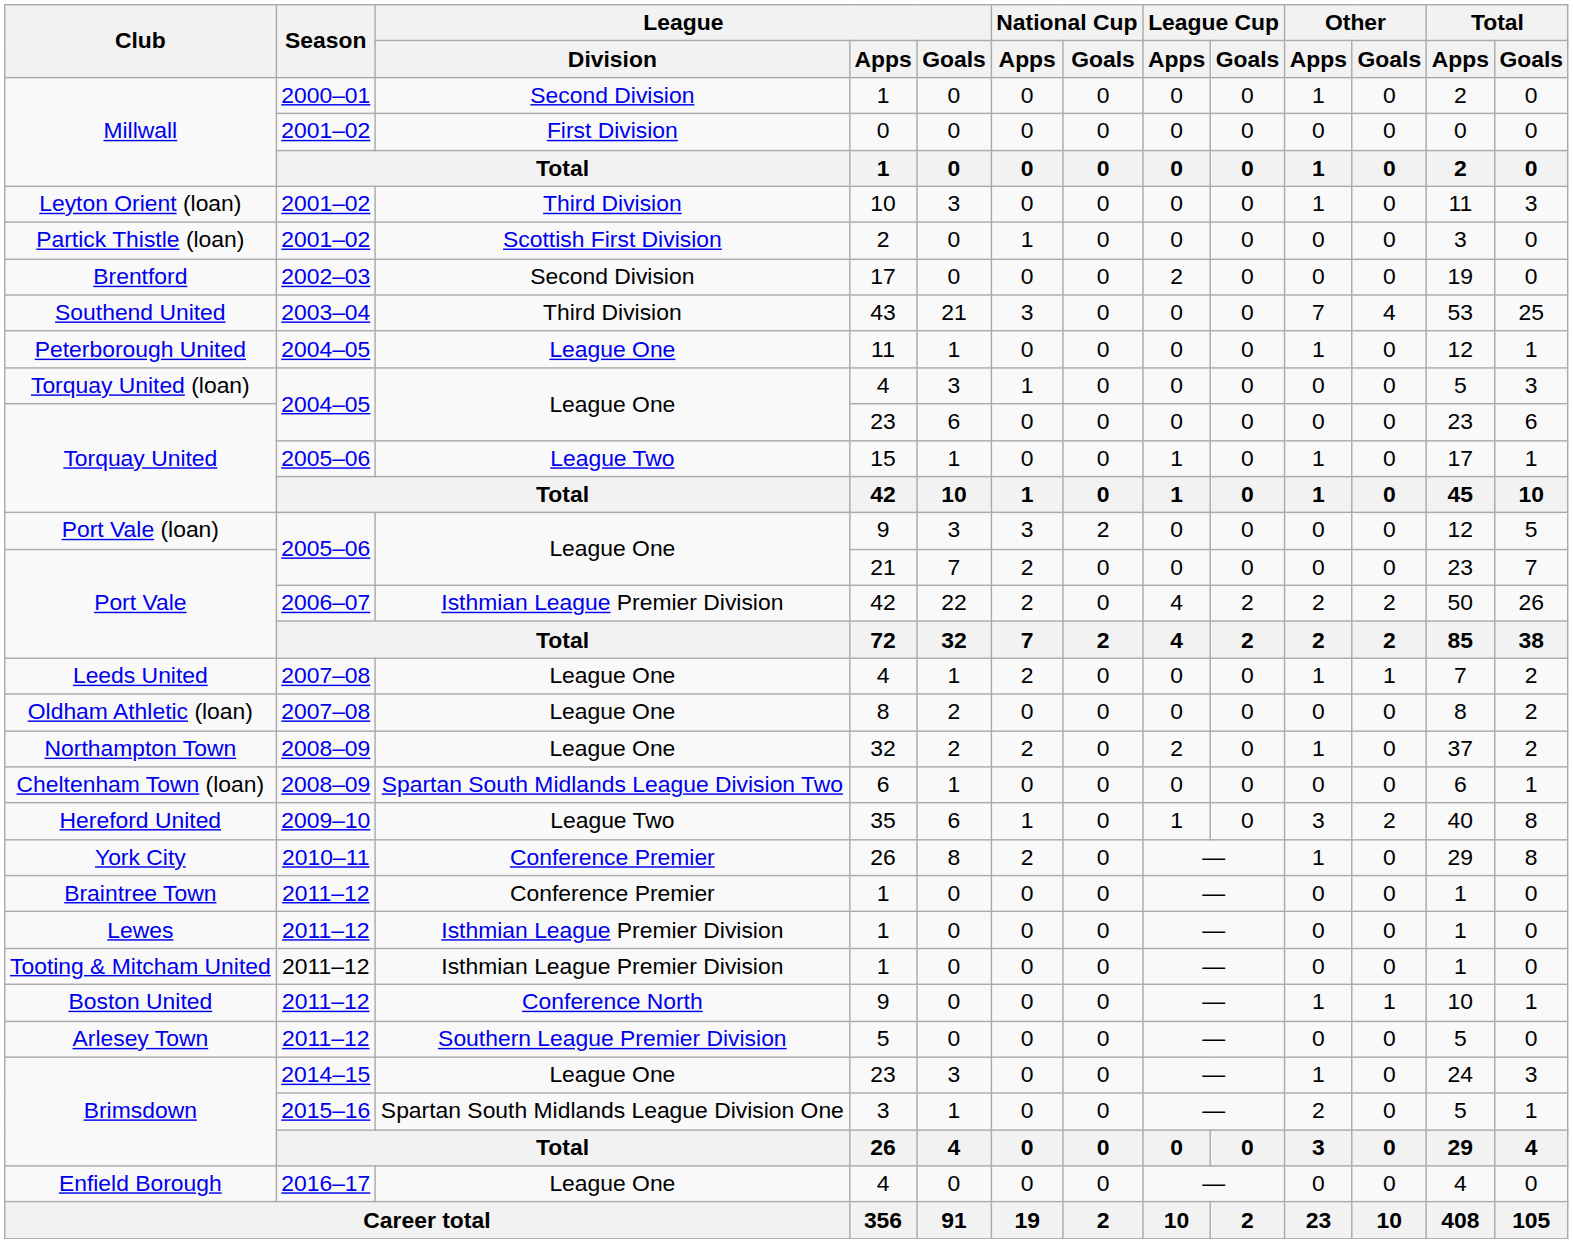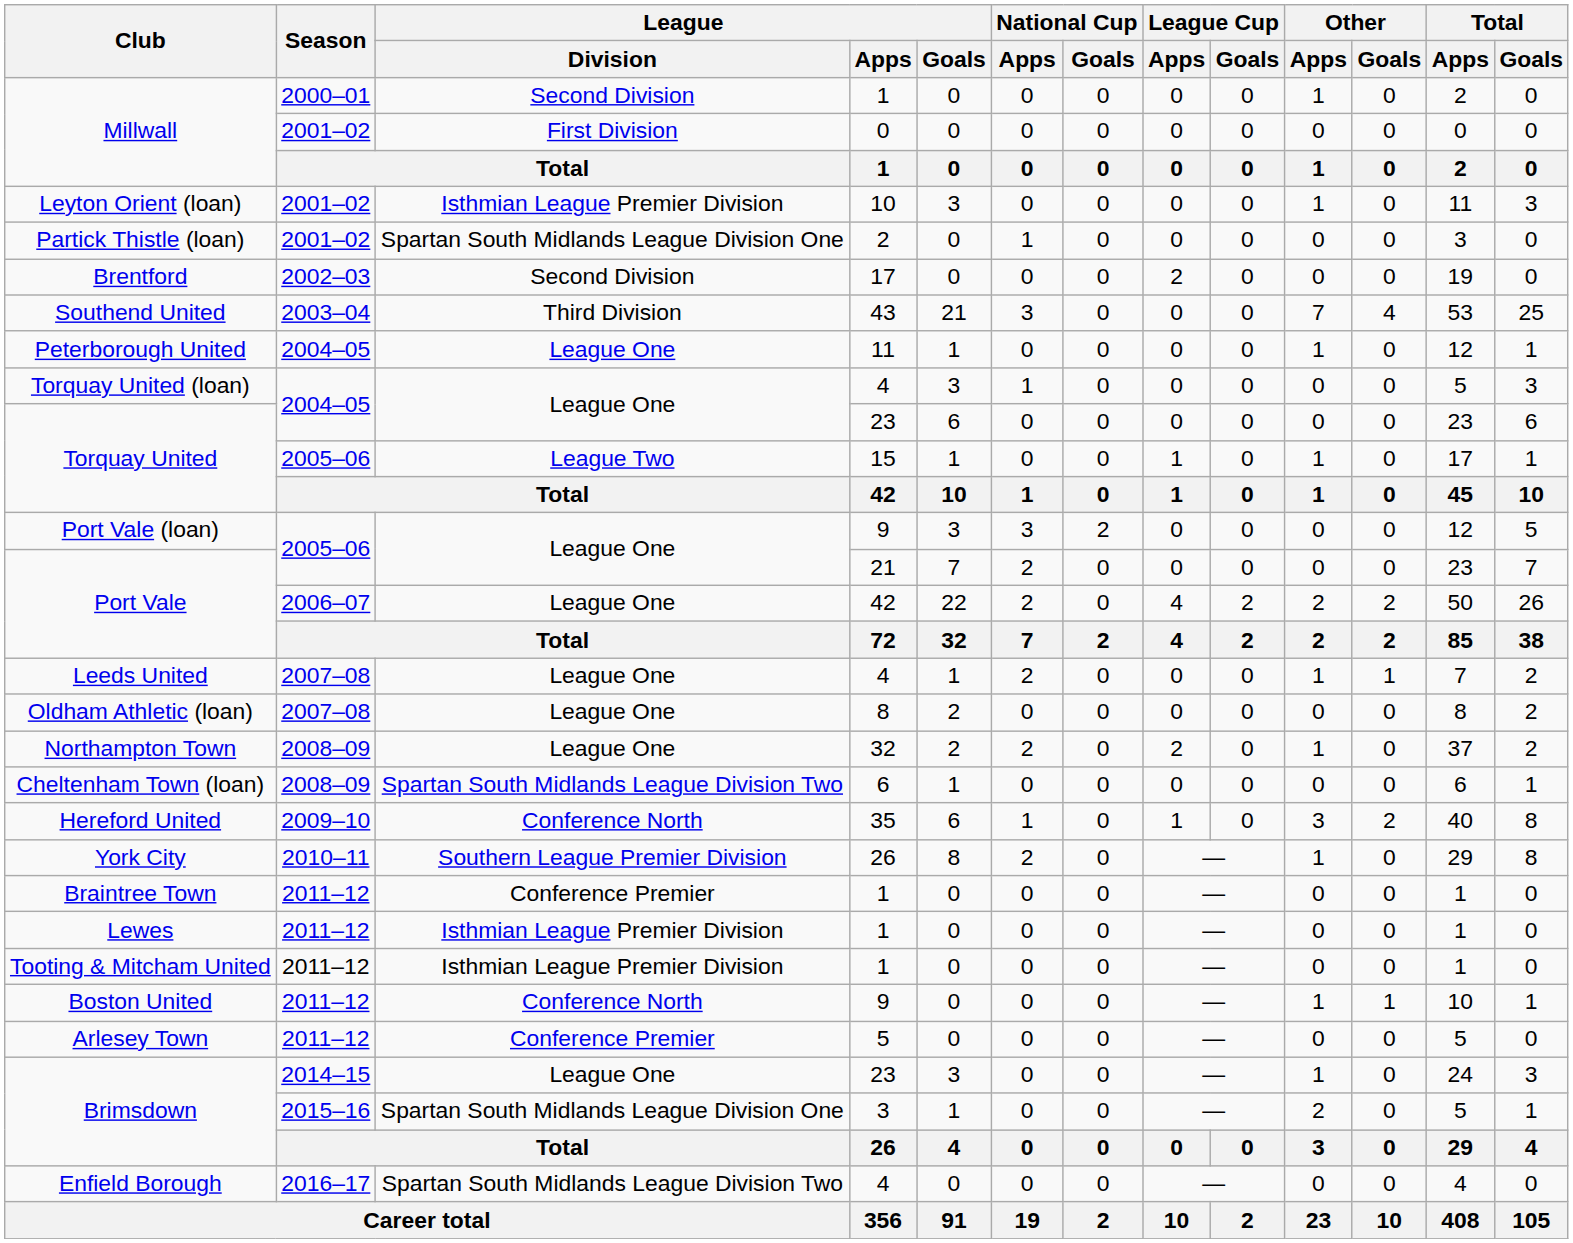(612, 204) Third Division -> (612, 204) Isthmian League Premier Division
(612, 240) Scottish First Division -> (612, 240) Spartan South Midlands League Division One
(612, 603) Isthmian League Premier Division -> (612, 603) League One
(612, 820) League Two -> (612, 820) Conference North
(612, 857) Conference Premier -> (612, 857) Southern League Premier Division
(612, 1038) Southern League Premier Division -> (612, 1038) Conference Premier
(612, 1183) League One -> (612, 1183) Spartan South Midlands League Division Two
